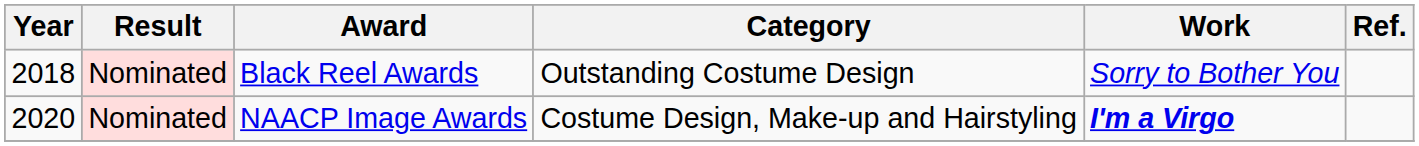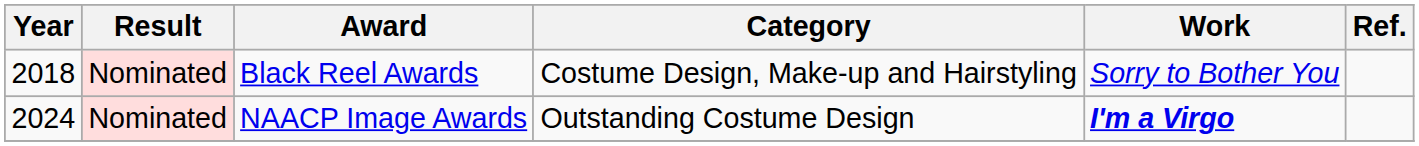(727, 72) Outstanding Costume Design -> (809, 72) Costume Design, Make-up and Hairstyling
(43, 118) 2020 -> (43, 118) 2024
(809, 118) Costume Design, Make-up and Hairstyling -> (727, 118) Outstanding Costume Design
